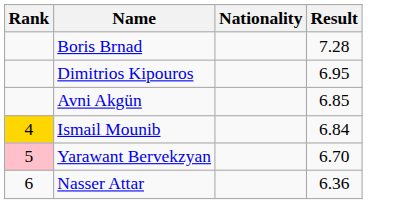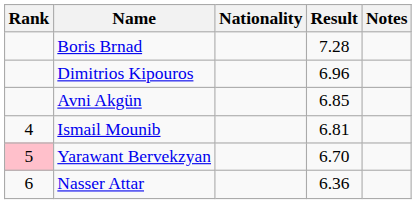+ column: (387, 18)
(334, 73) 6.95 -> (334, 73) 6.96
(29, 128) gold background -> (29, 128) no background
(334, 128) 6.84 -> (334, 128) 6.81
